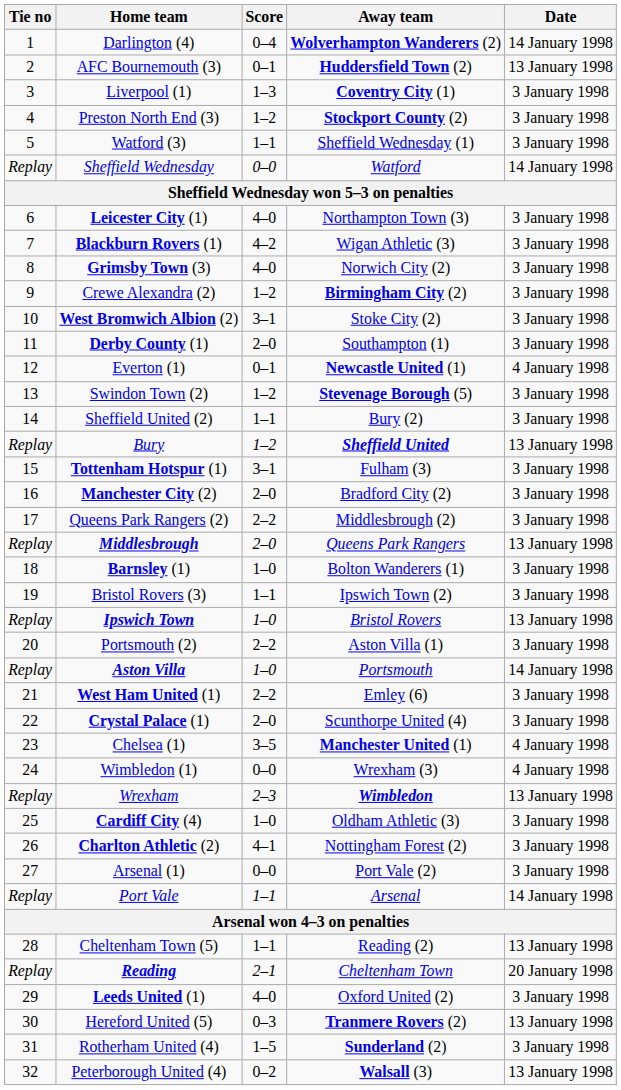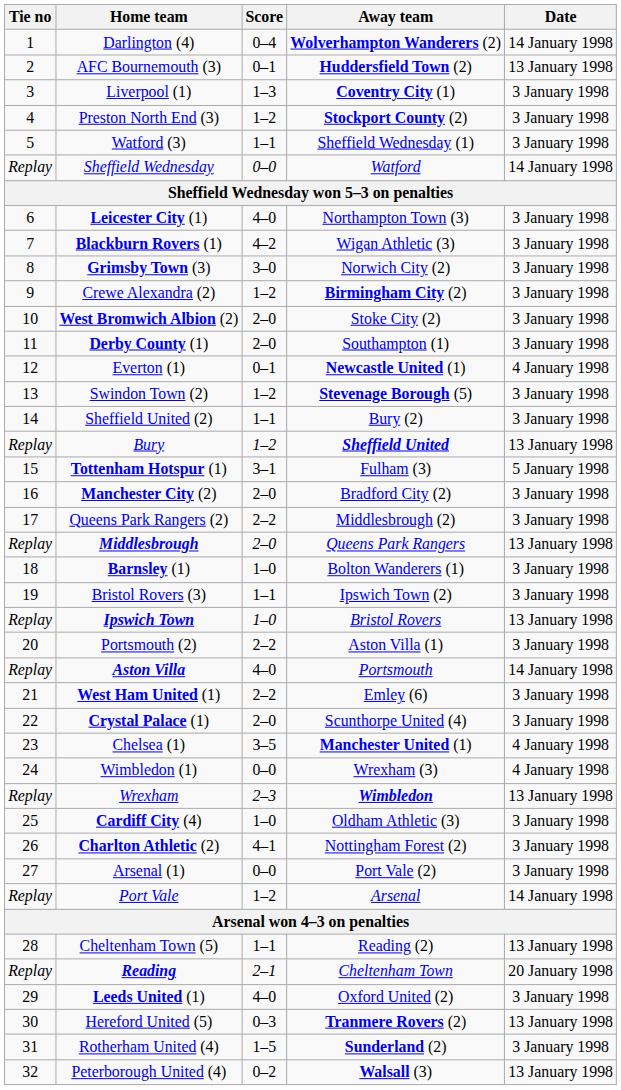(264, 268) 4–0 -> (264, 268) 3–0
(264, 318) 3–1 -> (264, 318) 2–0
(561, 469) 3 January 1998 -> (561, 469) 5 January 1998
(264, 670) 1–0 -> (264, 670) 4–0
(264, 896) 1–1 -> (264, 896) 1–2
